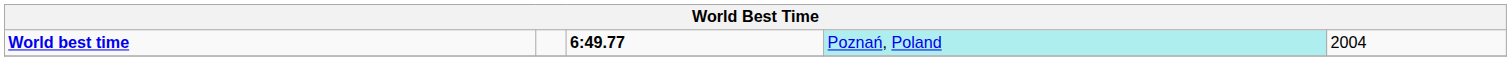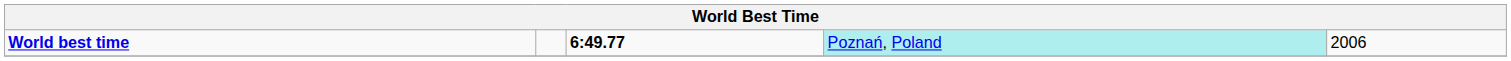(1348, 42) 2004 -> (1348, 42) 2006
